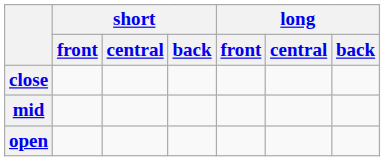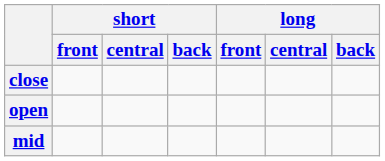rows swapped: (29, 110) <-> (29, 140)
